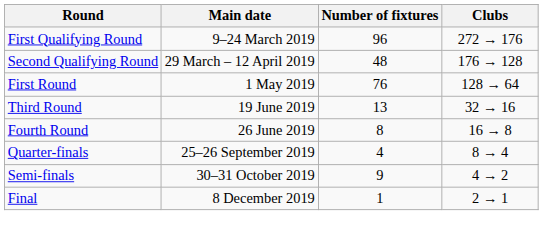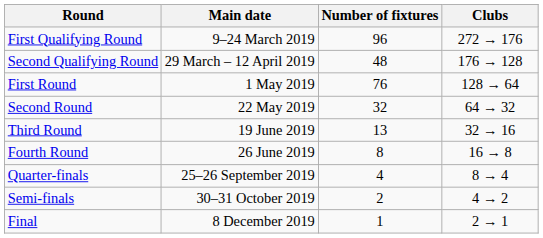+ row: (50, 107)
(380, 175) 9 -> (380, 198) 2
